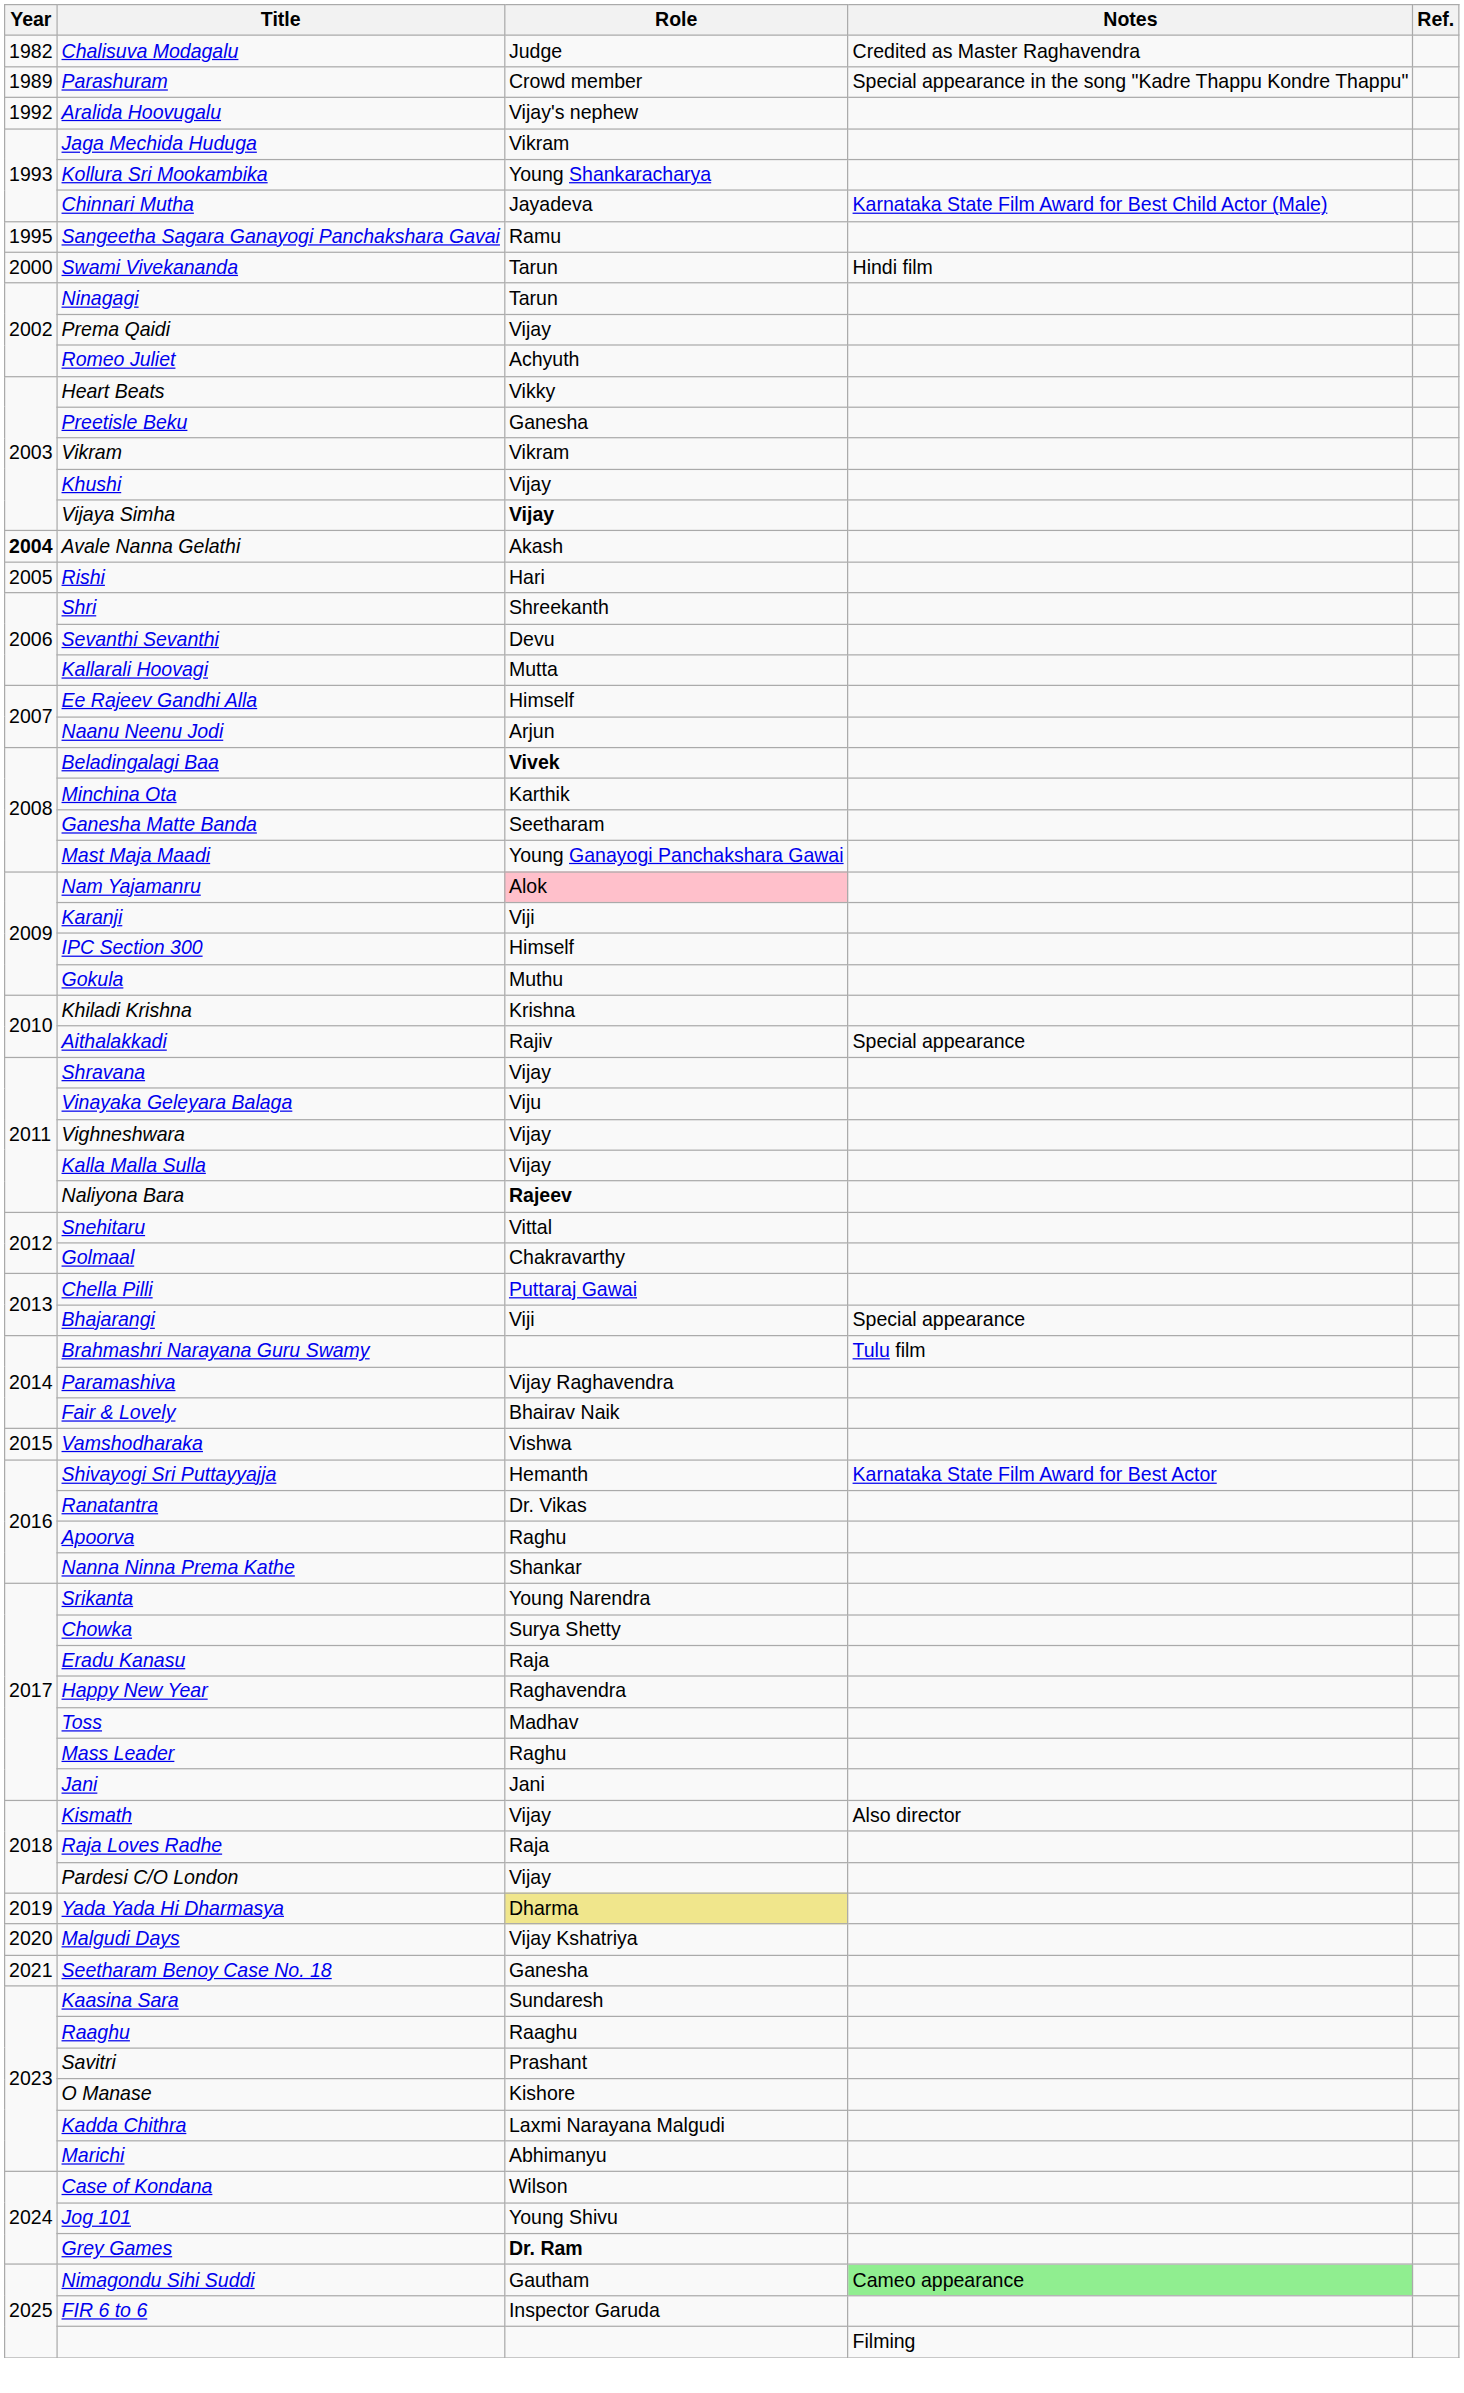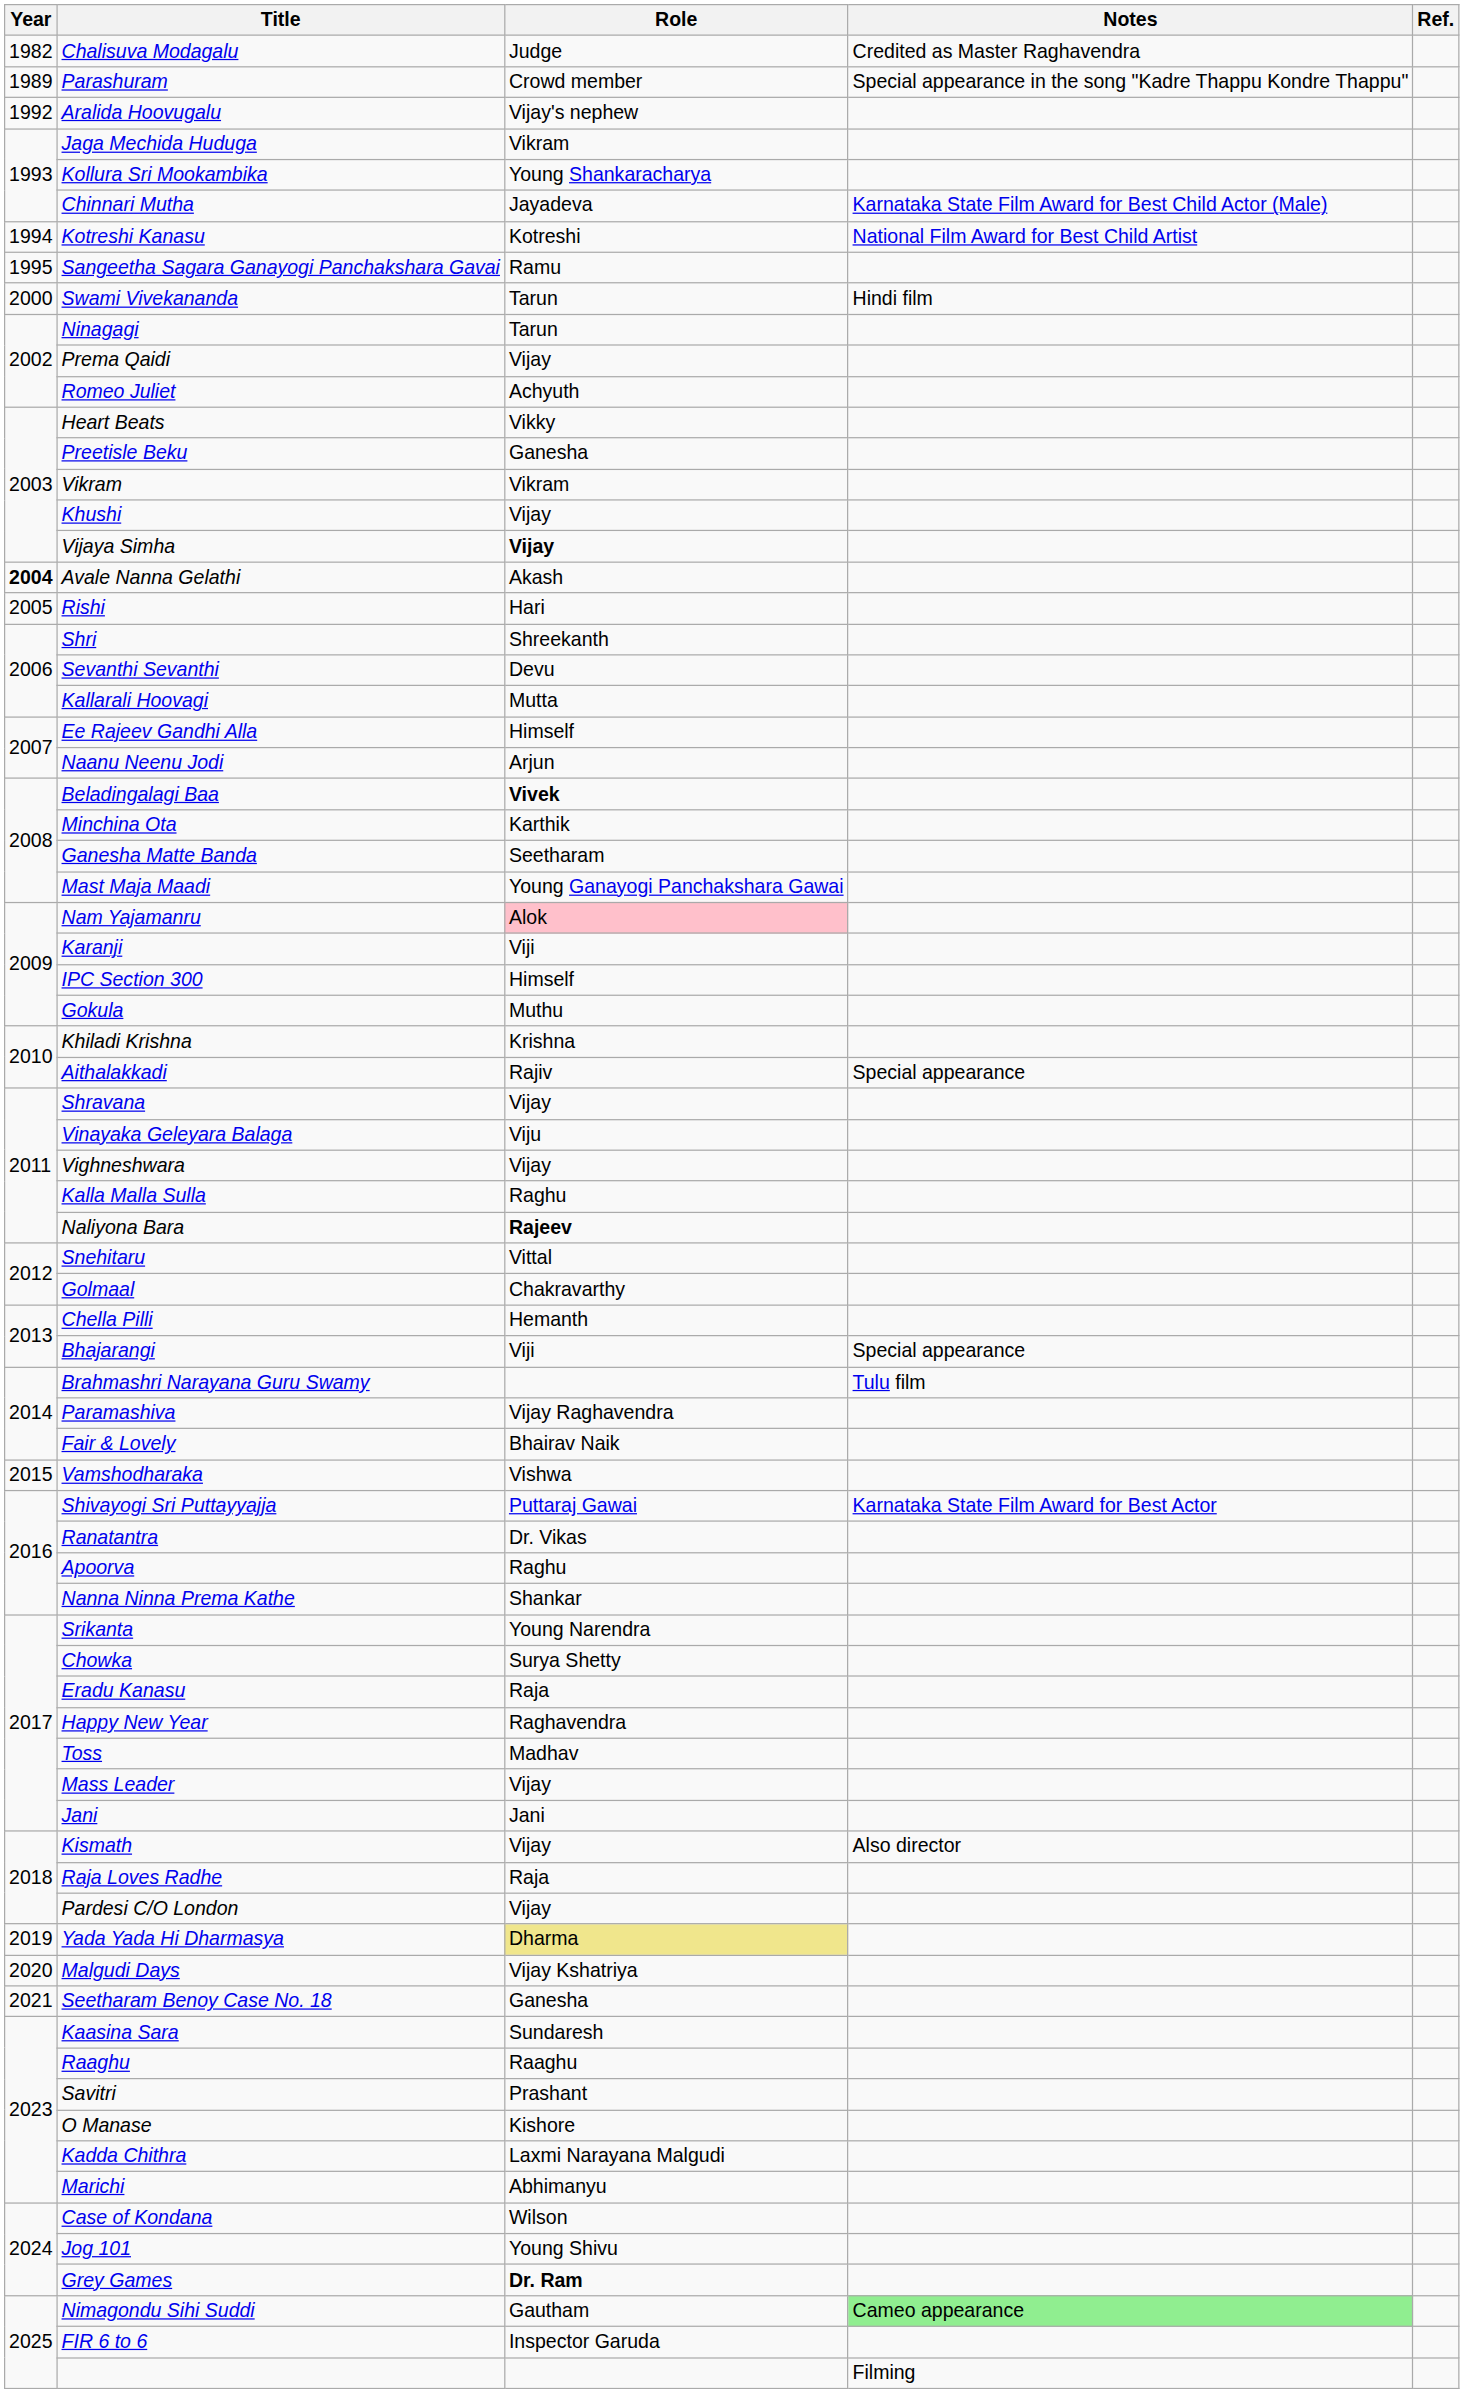+ row: (133, 236)
(530, 1165) Vijay -> (538, 1196) Raghu
(573, 1289) Puttaraj Gawai -> (549, 1320) Hemanth
(549, 1474) Hemanth -> (573, 1505) Puttaraj Gawai
(538, 1753) Raghu -> (530, 1784) Vijay
